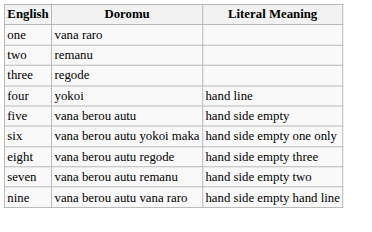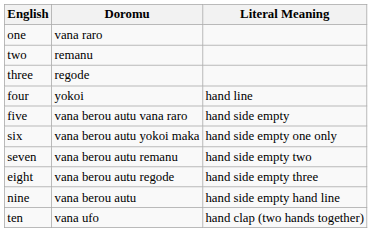(95, 116) vana berou autu -> (121, 116) vana berou autu vana raro
rows swapped: (22, 177) <-> (20, 156)
(121, 197) vana berou autu vana raro -> (95, 197) vana berou autu
+ row: (15, 217)
